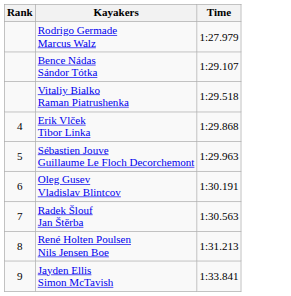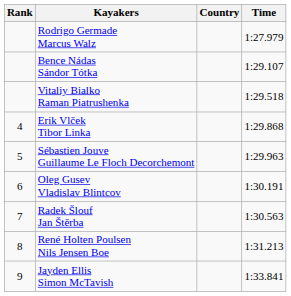+ column: (219, 13)
